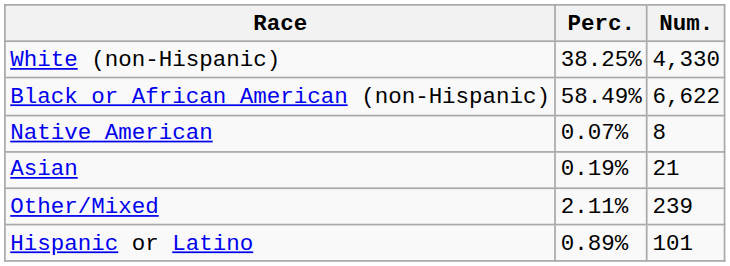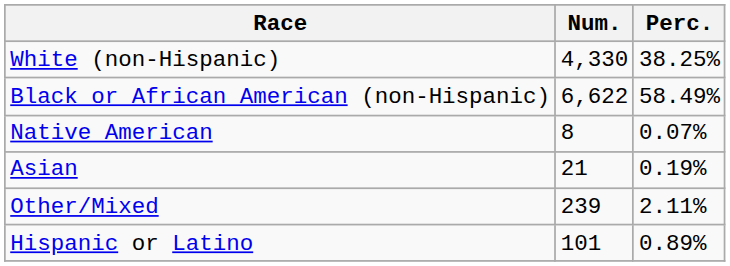columns swapped: (686, 23) <-> (601, 23)
